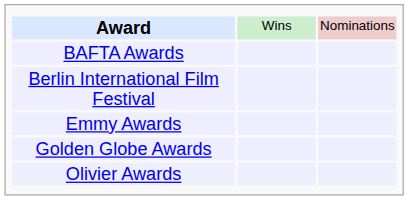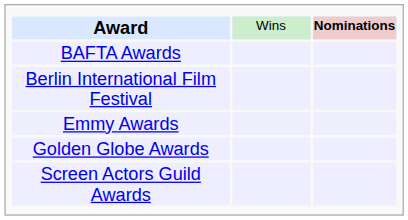(357, 25) normal -> (355, 25) bold
+ row: (121, 184)
- row: (124, 174)
